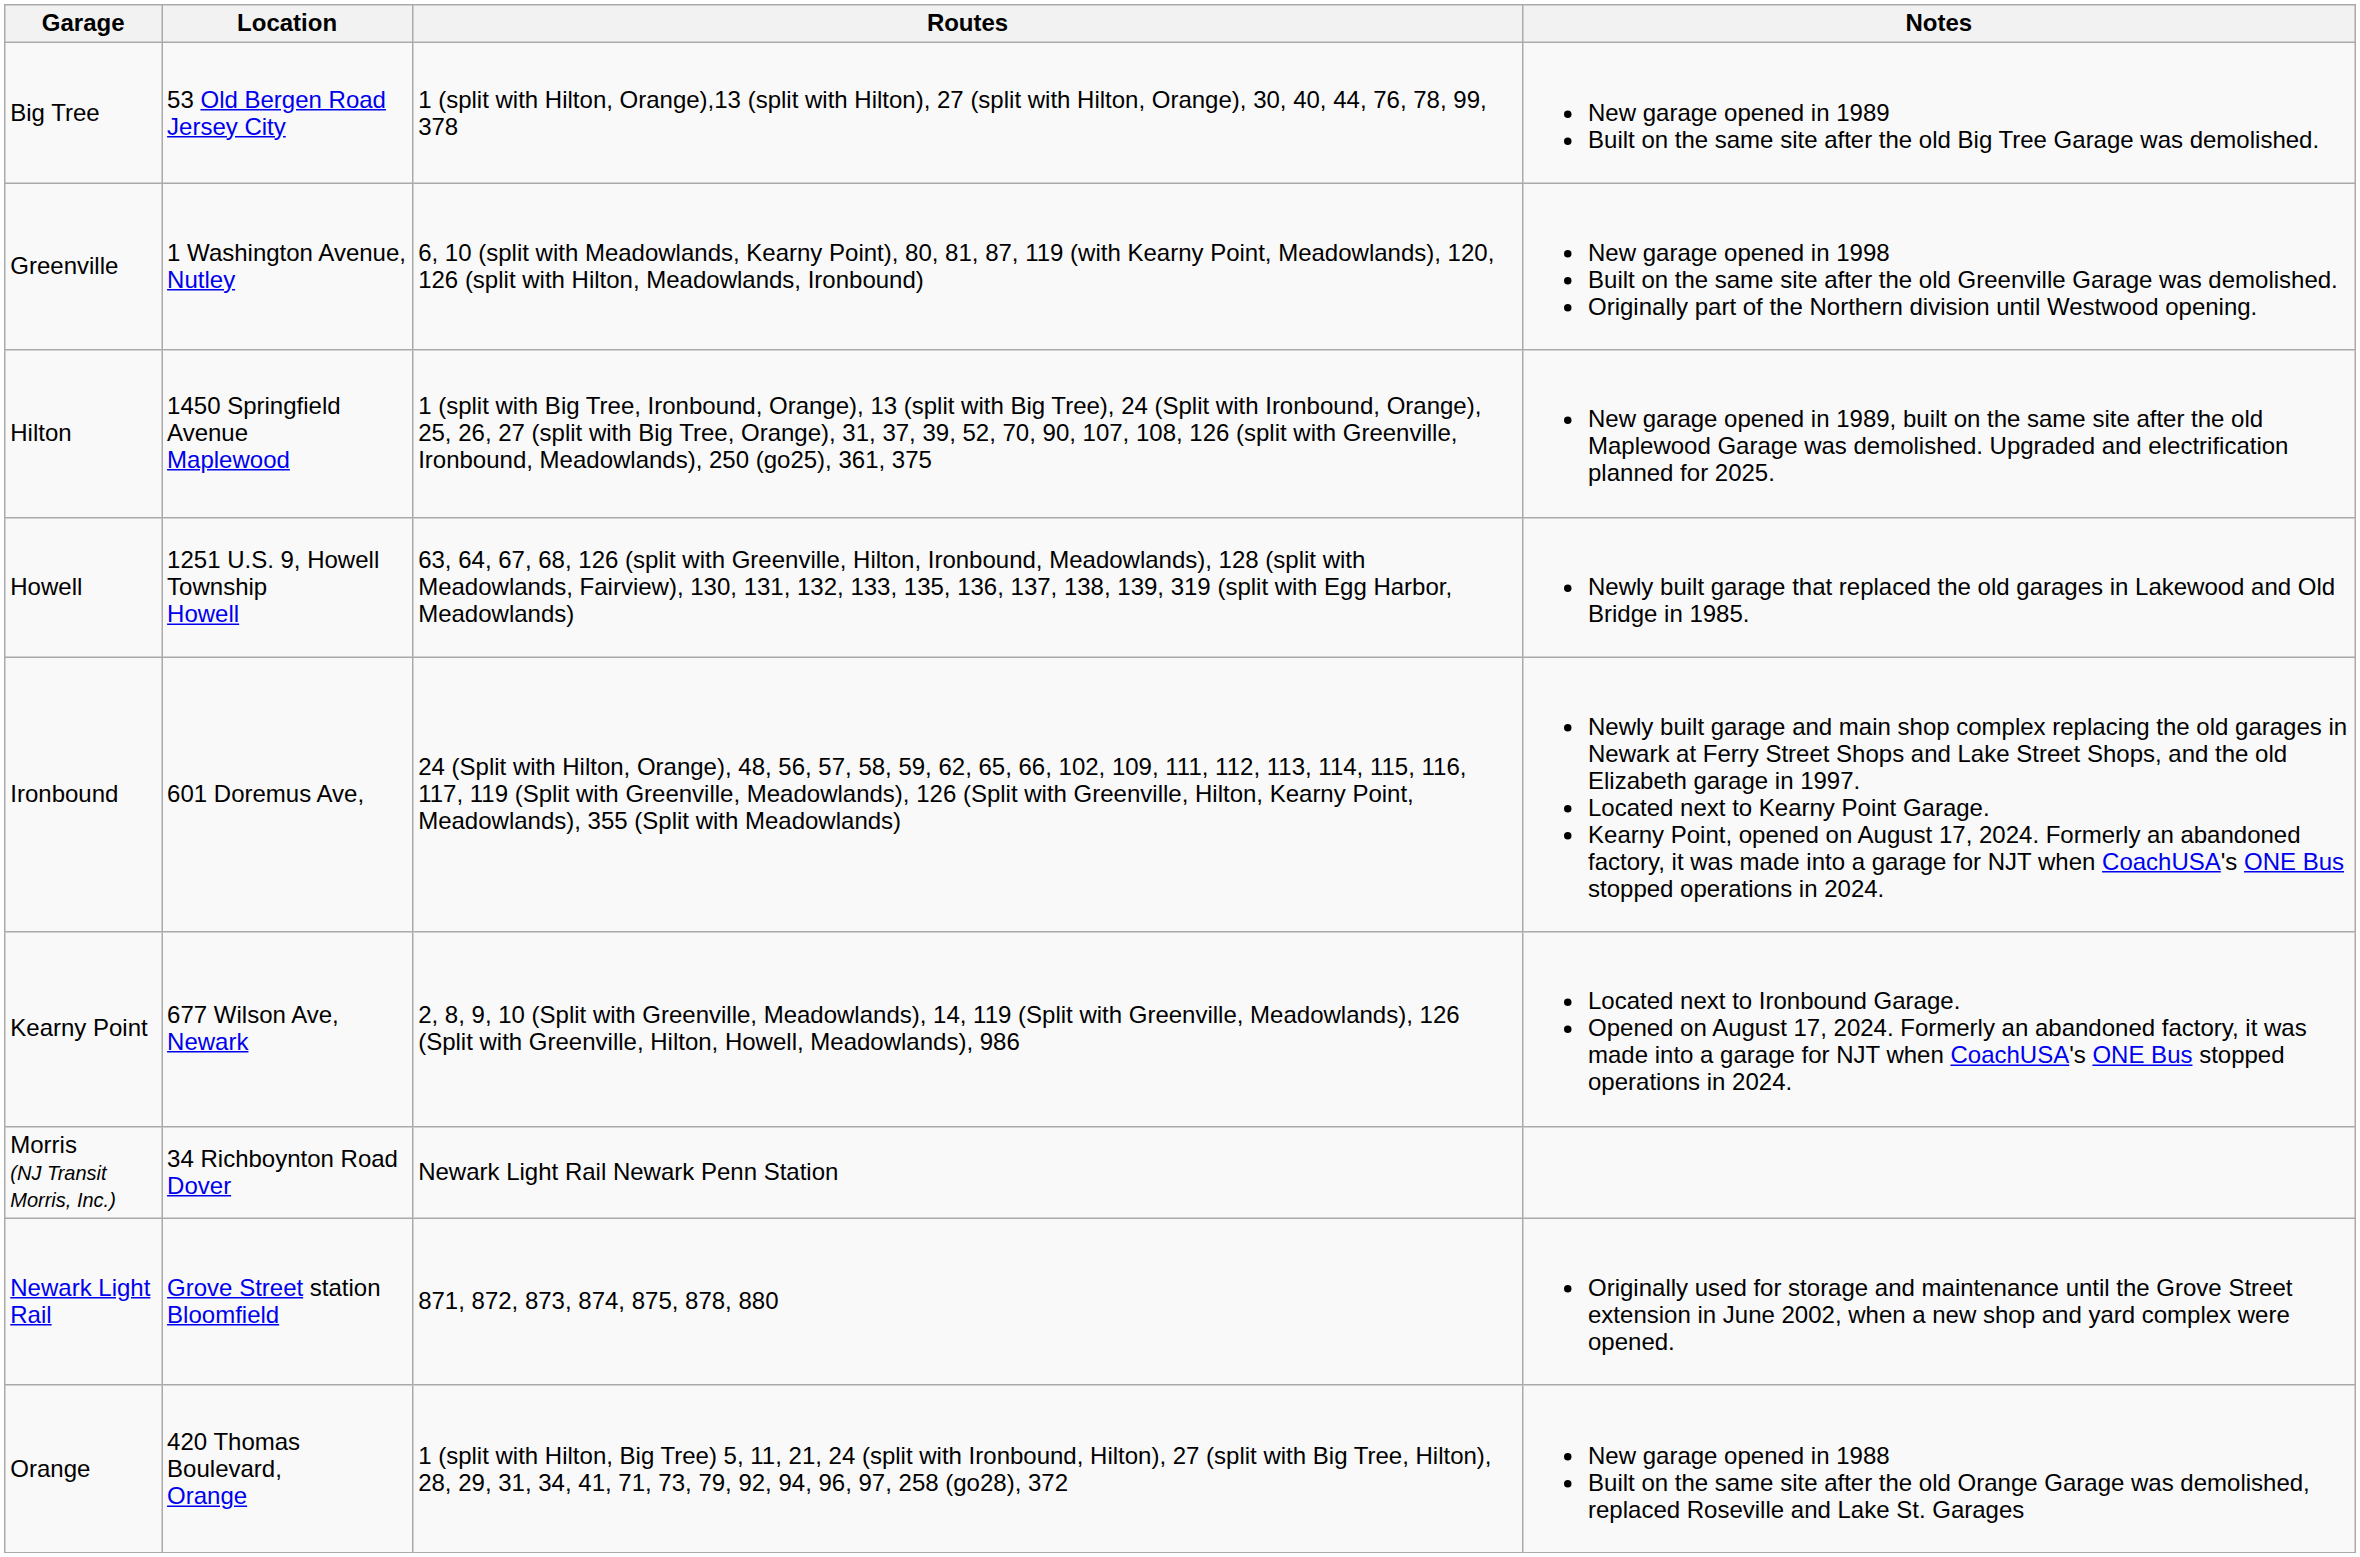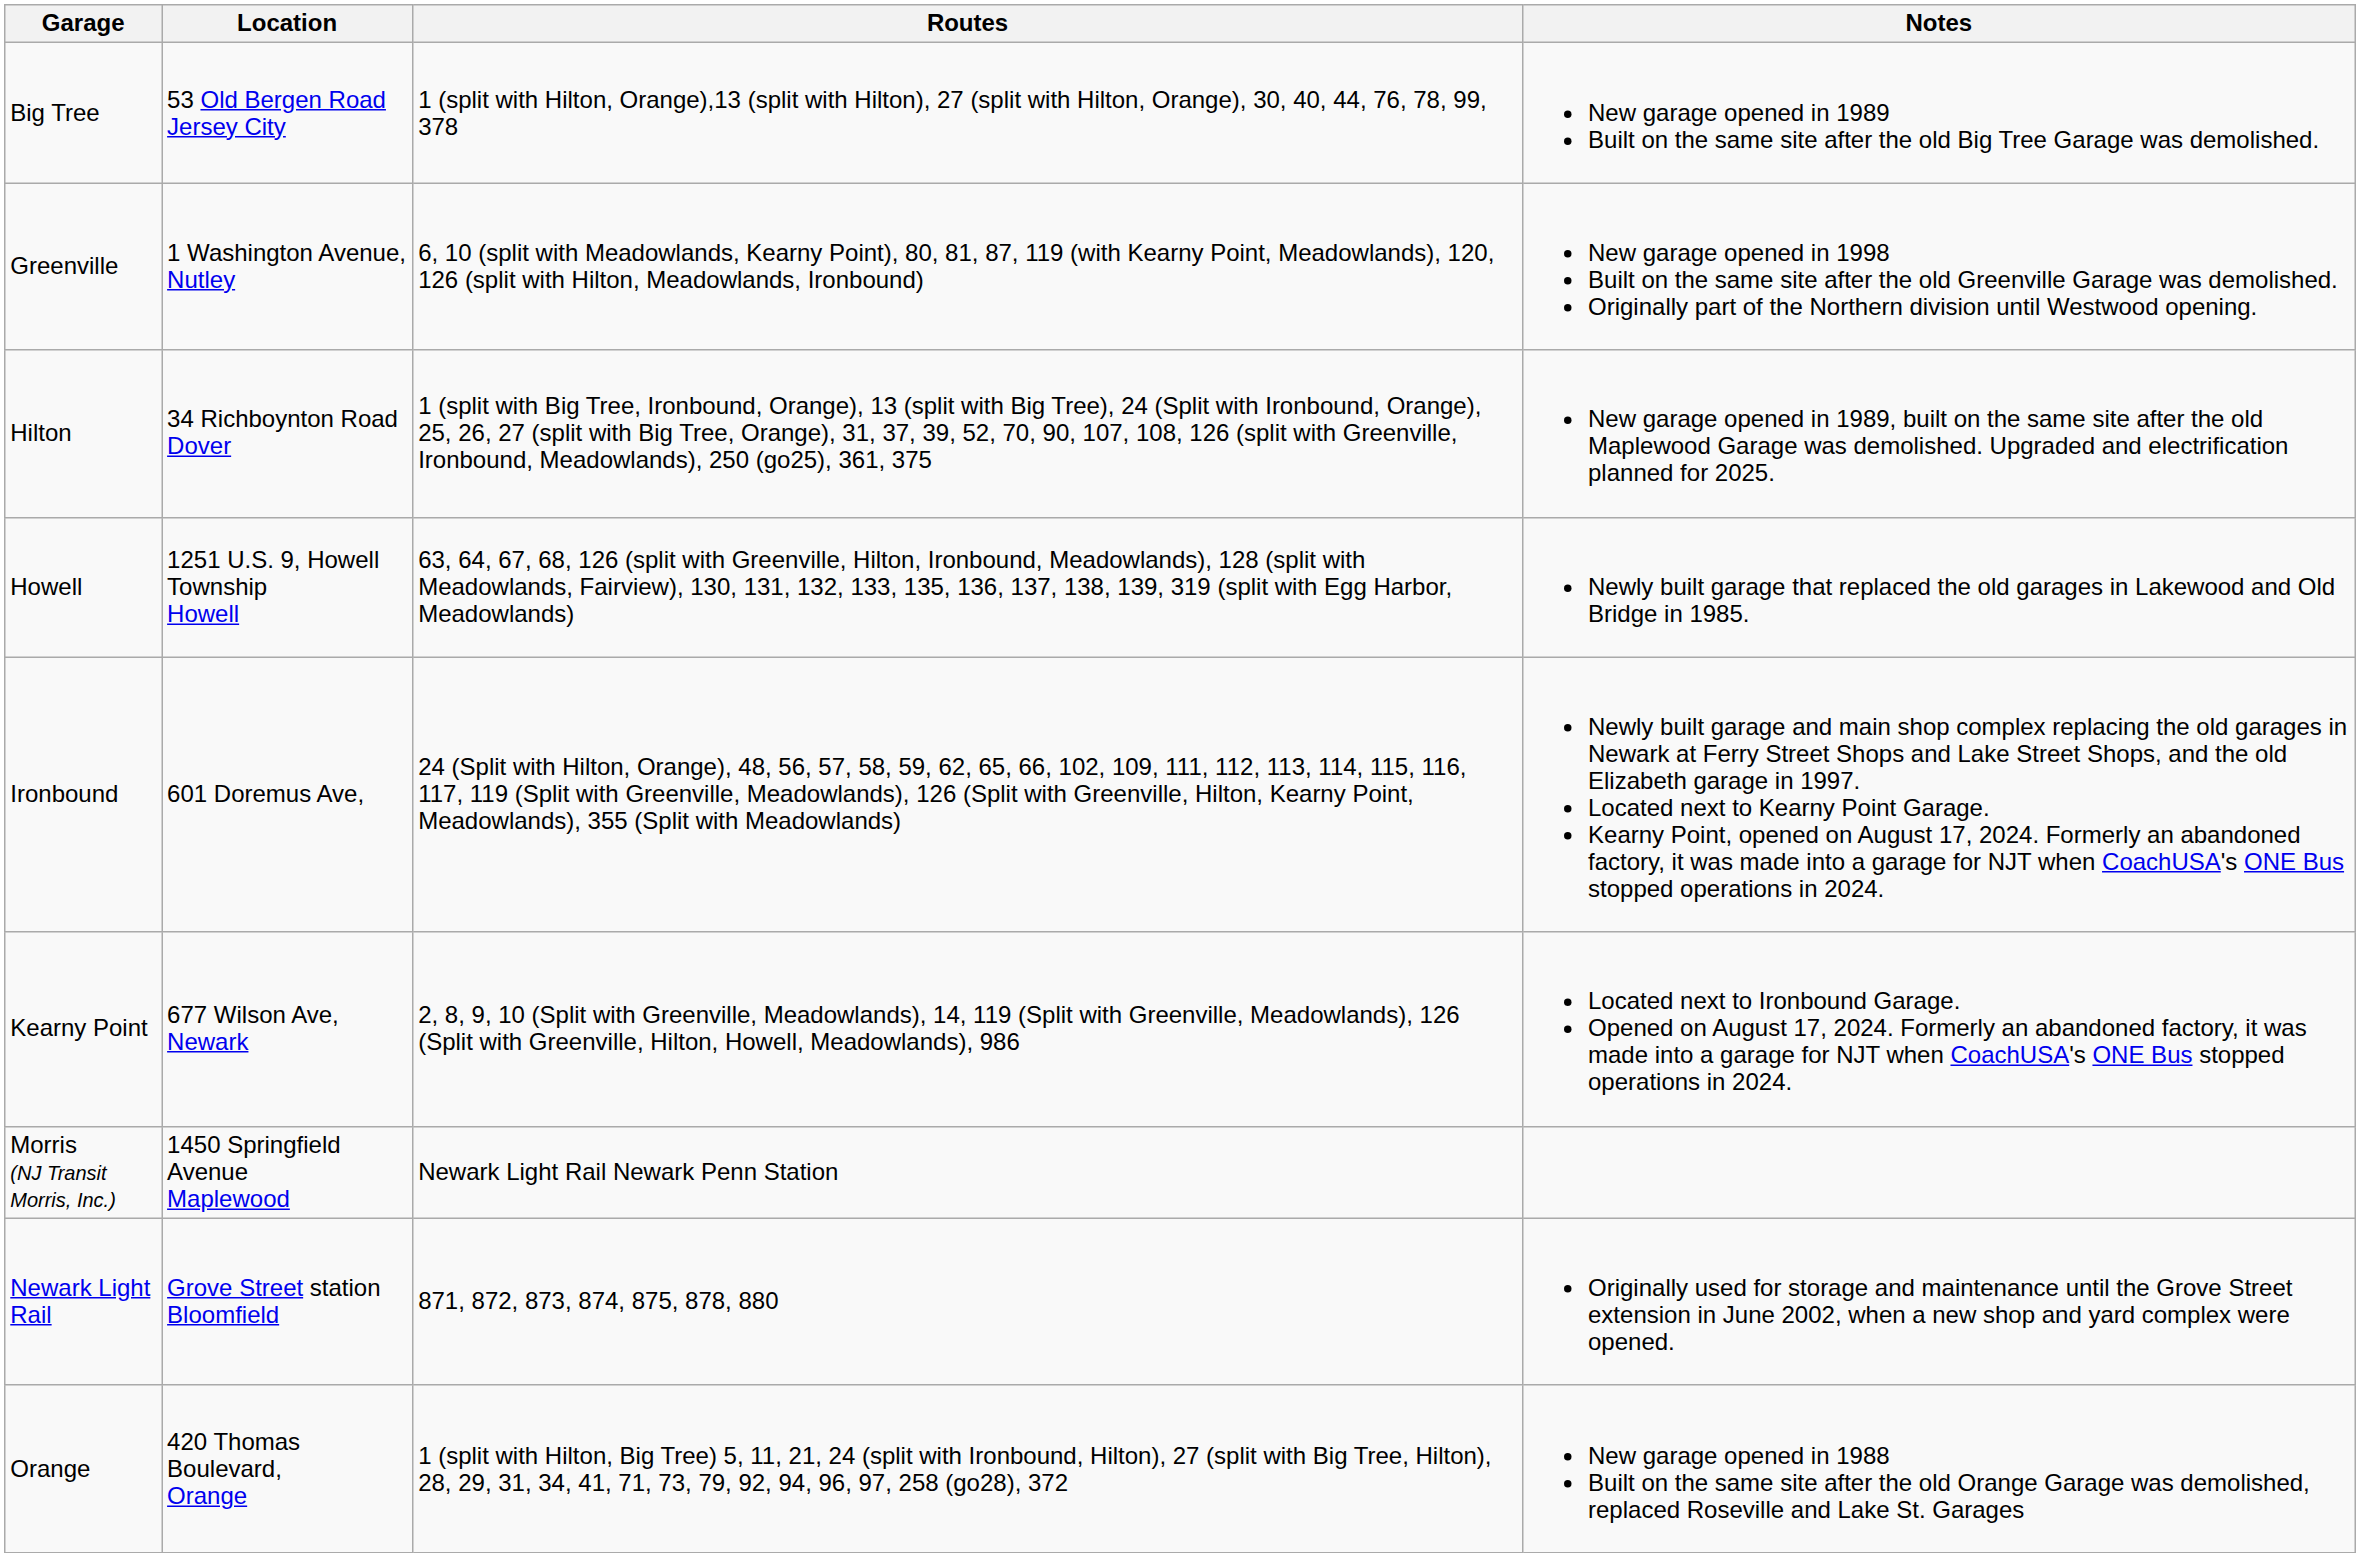(254, 433) 1450 Springfield Avenue Maplewood -> (283, 433) 34 Richboynton Road Dover
(283, 1171) 34 Richboynton Road Dover -> (254, 1171) 1450 Springfield Avenue Maplewood
